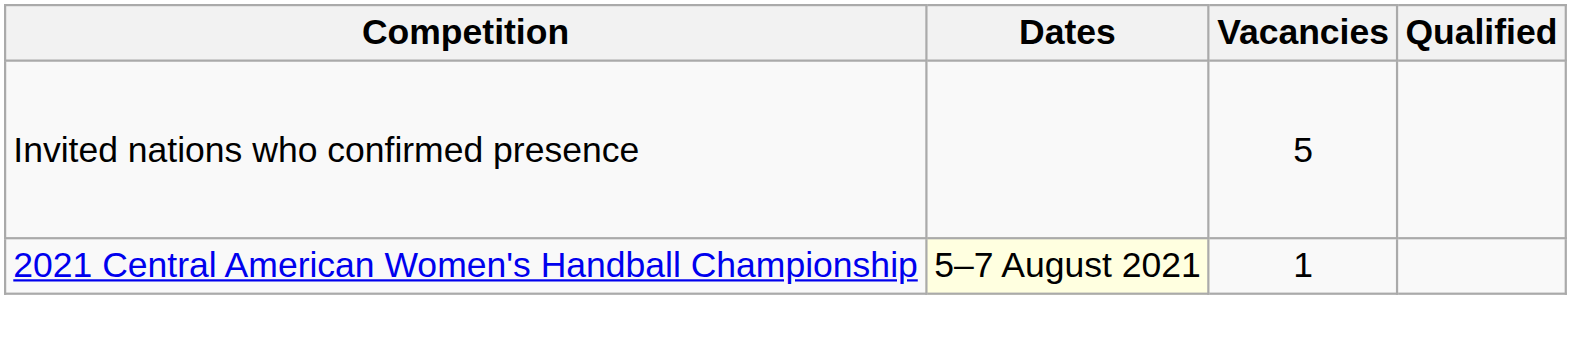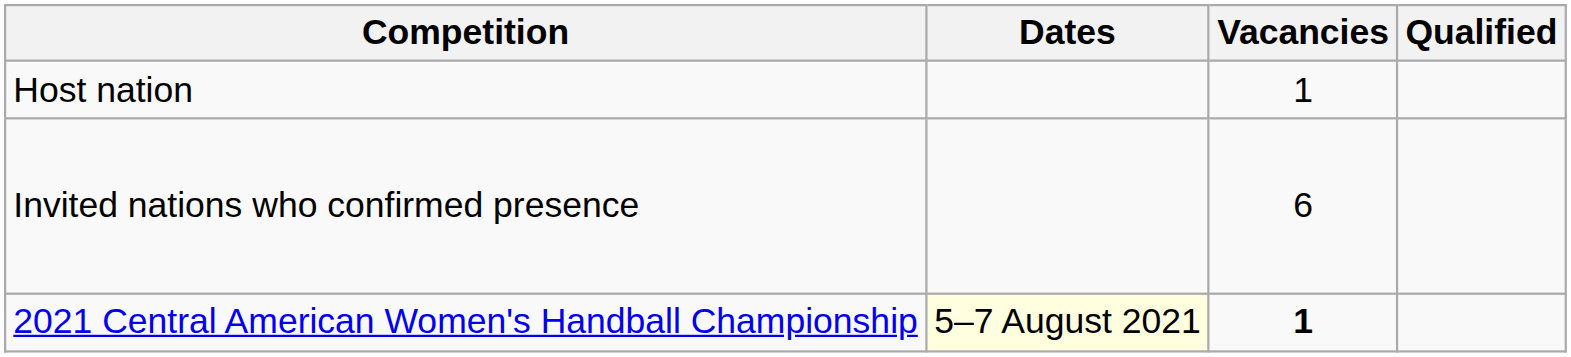+ row: (103, 88)
(1303, 148) 5 -> (1303, 205) 6
(1303, 265) normal -> (1303, 321) bold
